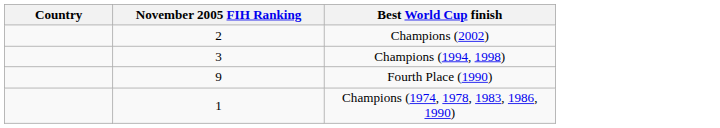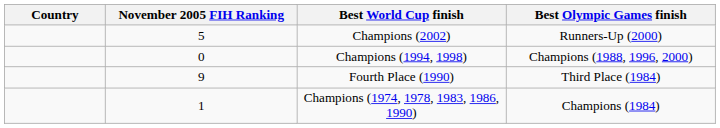+ column: (611, 14)
(218, 35) 2 -> (201, 35) 5
(218, 56) 3 -> (201, 56) 0
